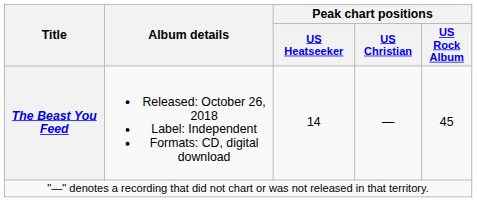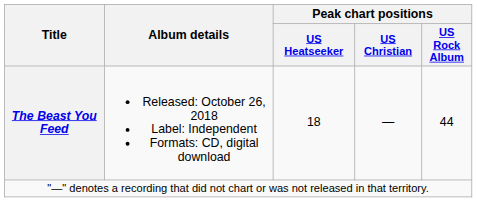(314, 122) 14 -> (314, 122) 18
(447, 122) 45 -> (447, 122) 44
